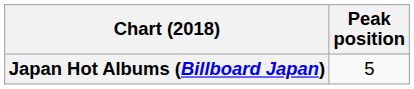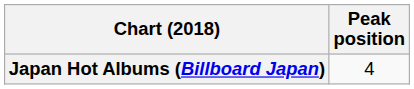(369, 68) 5 -> (369, 68) 4
